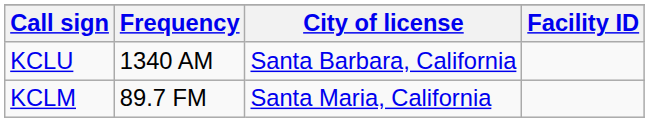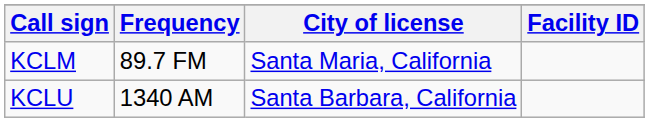rows swapped: (42, 60) <-> (43, 98)
